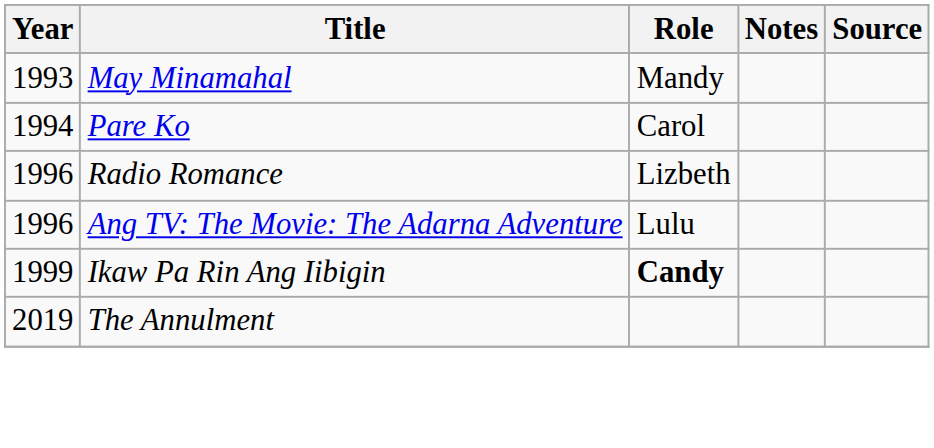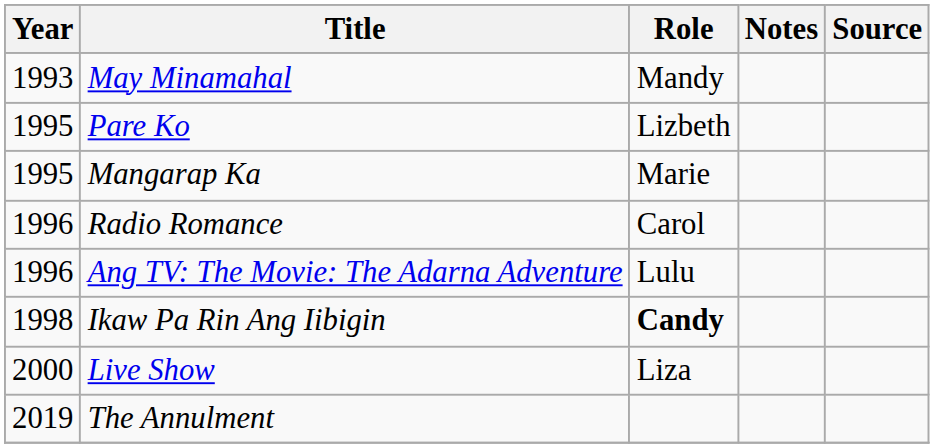(43, 126) 1994 -> (43, 126) 1995
(671, 126) Carol -> (684, 126) Lizbeth
+ row: (174, 175)
(684, 175) Lizbeth -> (671, 223) Carol
(43, 272) 1999 -> (43, 321) 1998
+ row: (151, 369)
